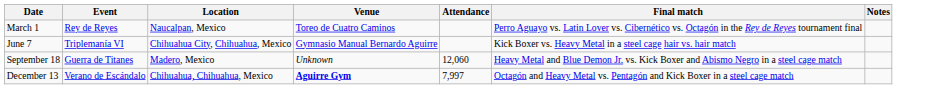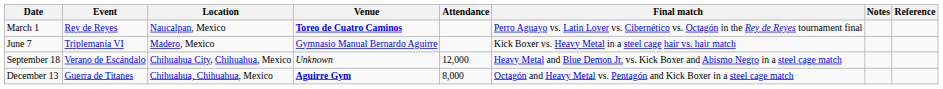+ column: (915, 12)
(345, 27) normal -> (349, 27) bold
(221, 43) Chihuahua City, Chihuahua, Mexico -> (182, 43) Madero, Mexico
(99, 59) Guerra de Titanes -> (105, 59) Verano de Escándalo
(182, 59) Madero, Mexico -> (221, 59) Chihuahua City, Chihuahua, Mexico
(455, 59) 12,060 -> (455, 59) 12,000
(105, 75) Verano de Escándalo -> (99, 75) Guerra de Titanes
(453, 75) 7,997 -> (453, 75) 8,000
